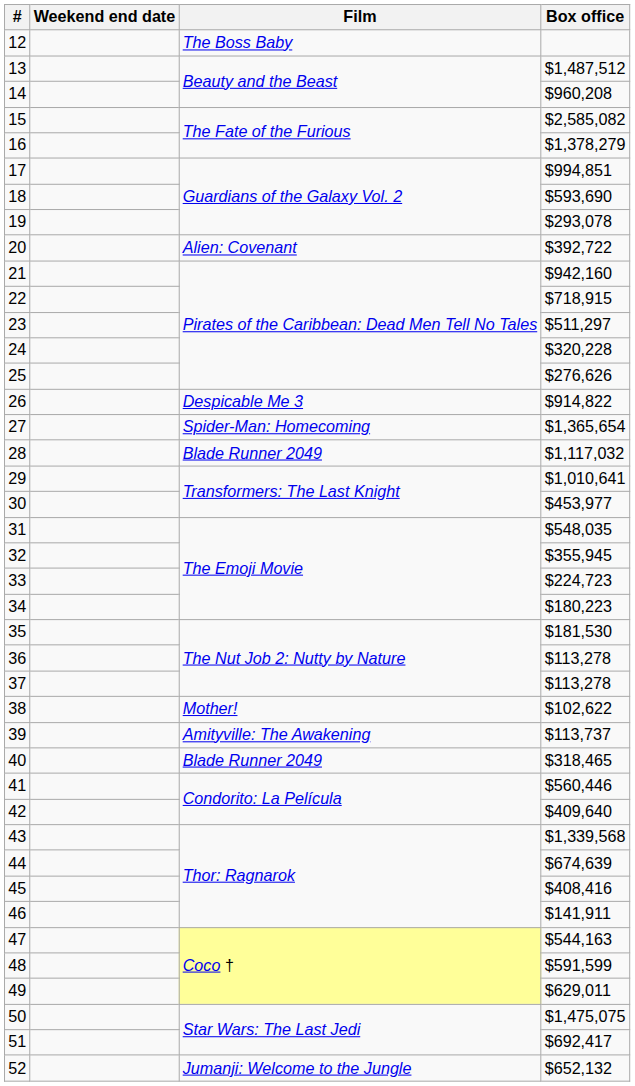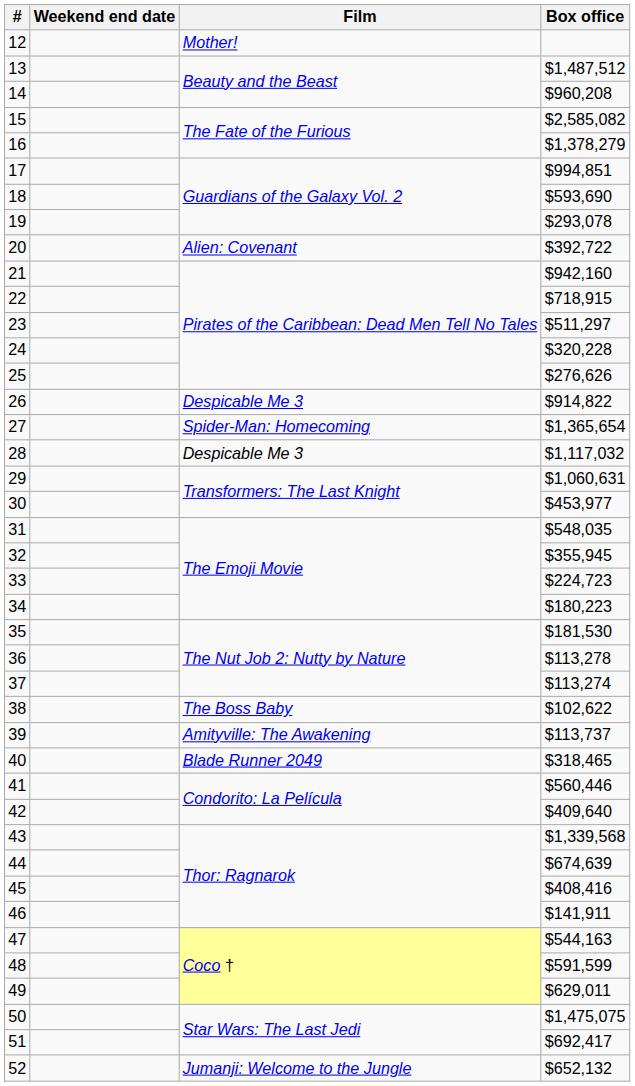(237, 42) The Boss Baby -> (210, 42) Mother!
(252, 453) Blade Runner 2049 -> (243, 453) Despicable Me 3
(585, 478) $1,010,641 -> (585, 478) $1,060,631
(578, 683) $113,278 -> (578, 683) $113,274
(210, 709) Mother! -> (237, 709) The Boss Baby
